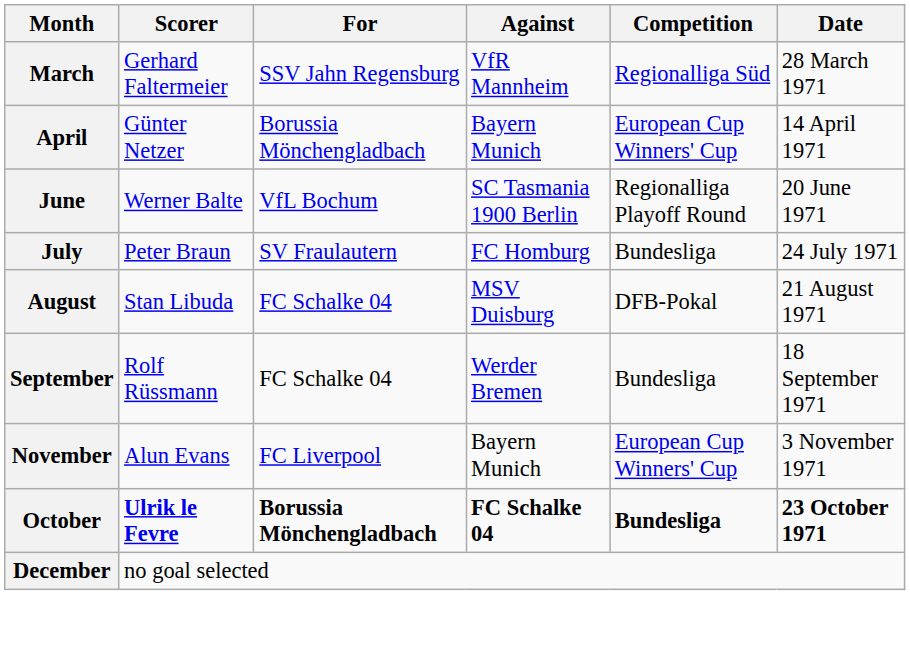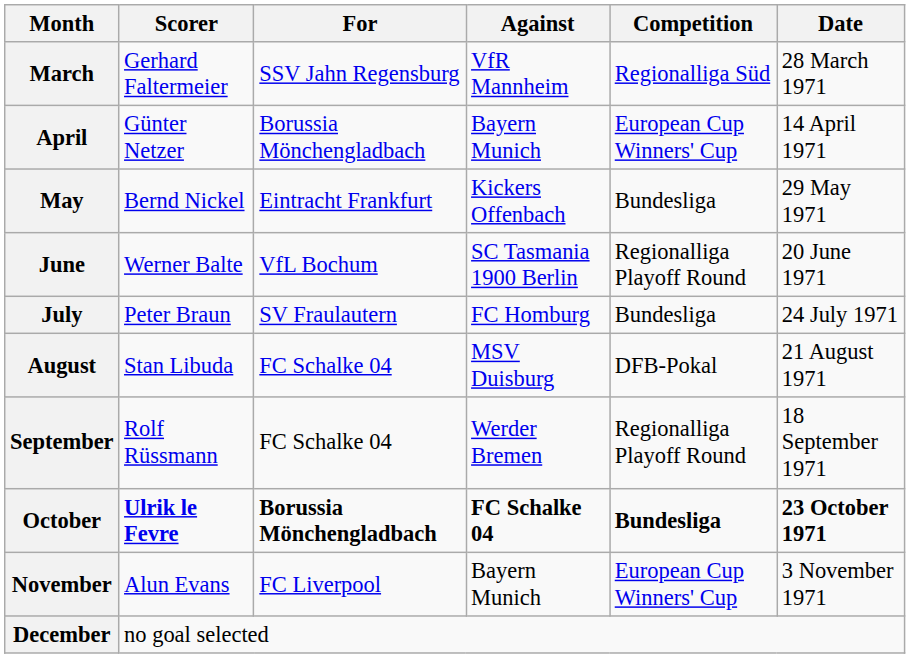+ row: (62, 201)
(665, 378) Bundesliga -> (680, 442) Regionalliga Playoff Round
rows swapped: (62, 519) <-> (62, 456)
